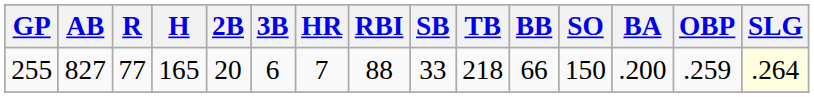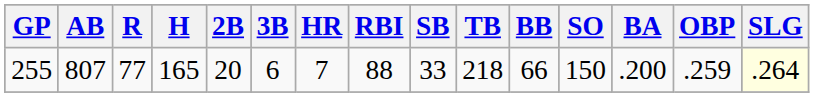(85, 69) 827 -> (85, 69) 807
